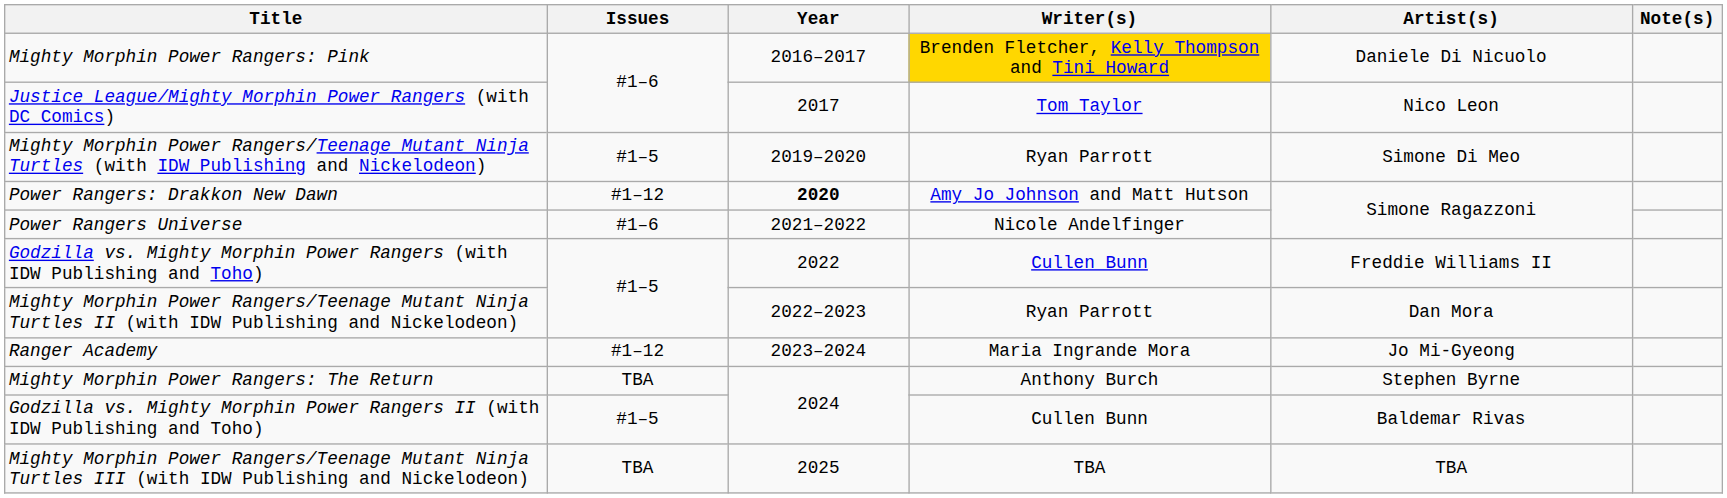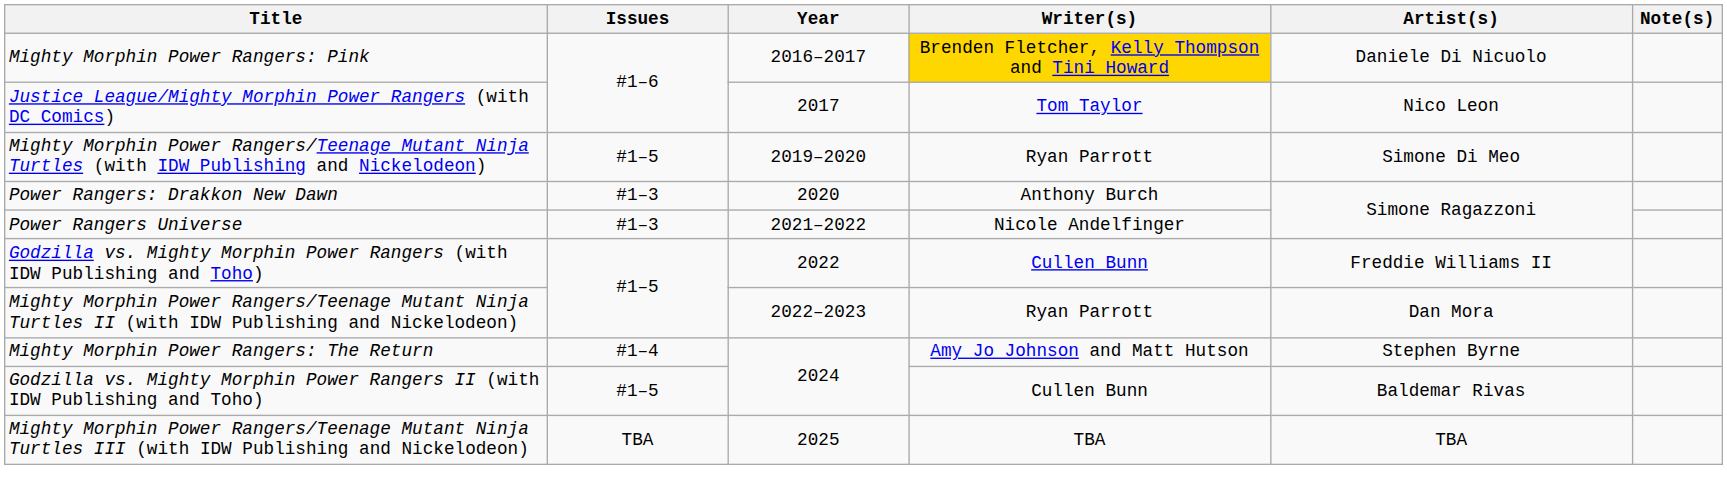(637, 196) #1–12 -> (638, 196) #1–3
(818, 196) bold -> (818, 196) normal
(1090, 196) Amy Jo Johnson and Matt Hutson -> (1090, 196) Anthony Burch
(638, 224) #1–6 -> (638, 224) #1–3
- row: (83, 352)
(638, 380) TBA -> (638, 352) #1–4
(1090, 380) Anthony Burch -> (1090, 352) Amy Jo Johnson and Matt Hutson
